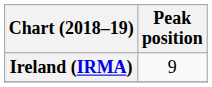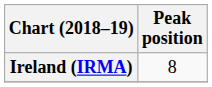(172, 67) 9 -> (172, 67) 8
